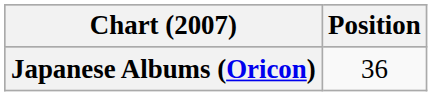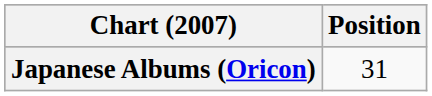(374, 68) 36 -> (374, 68) 31
